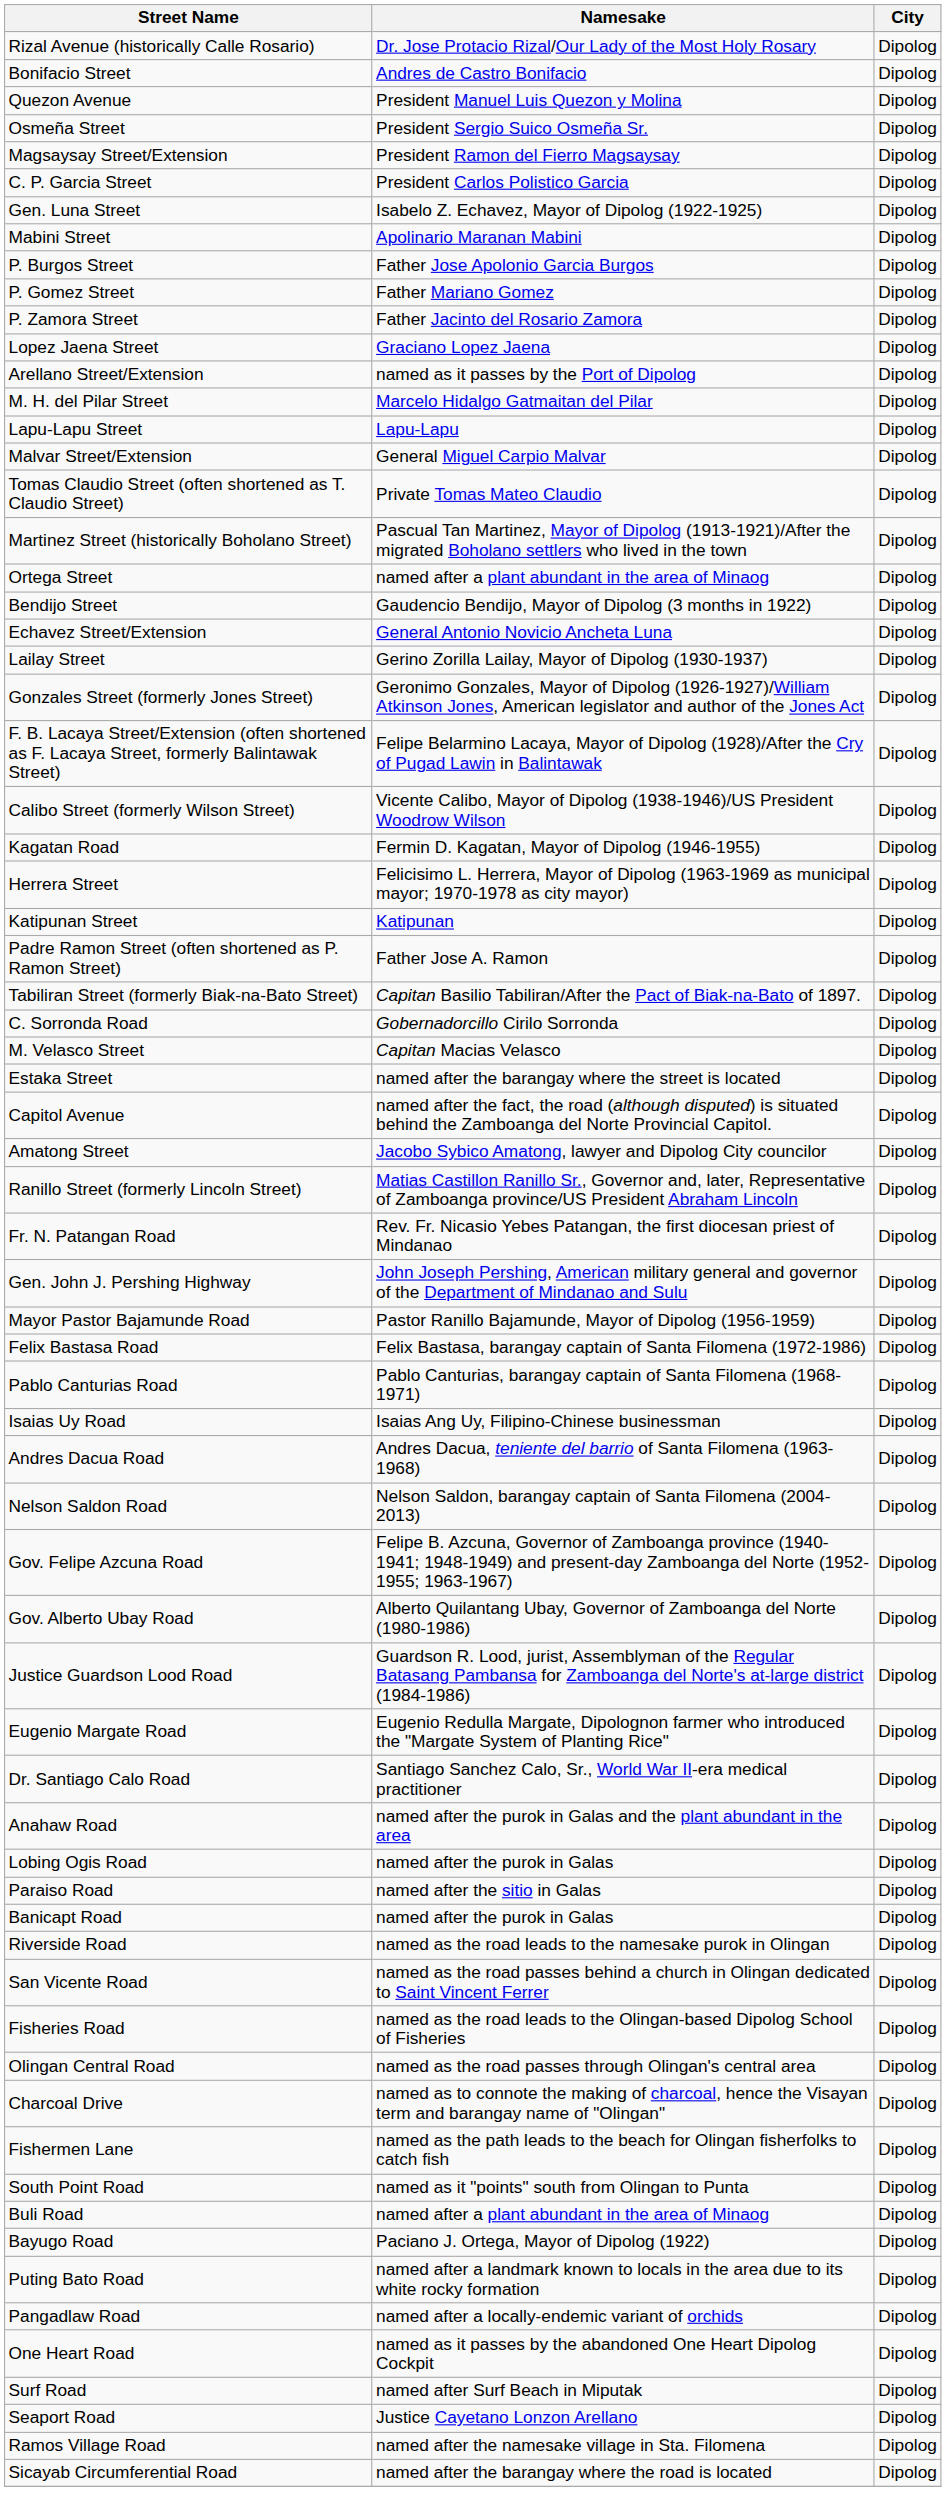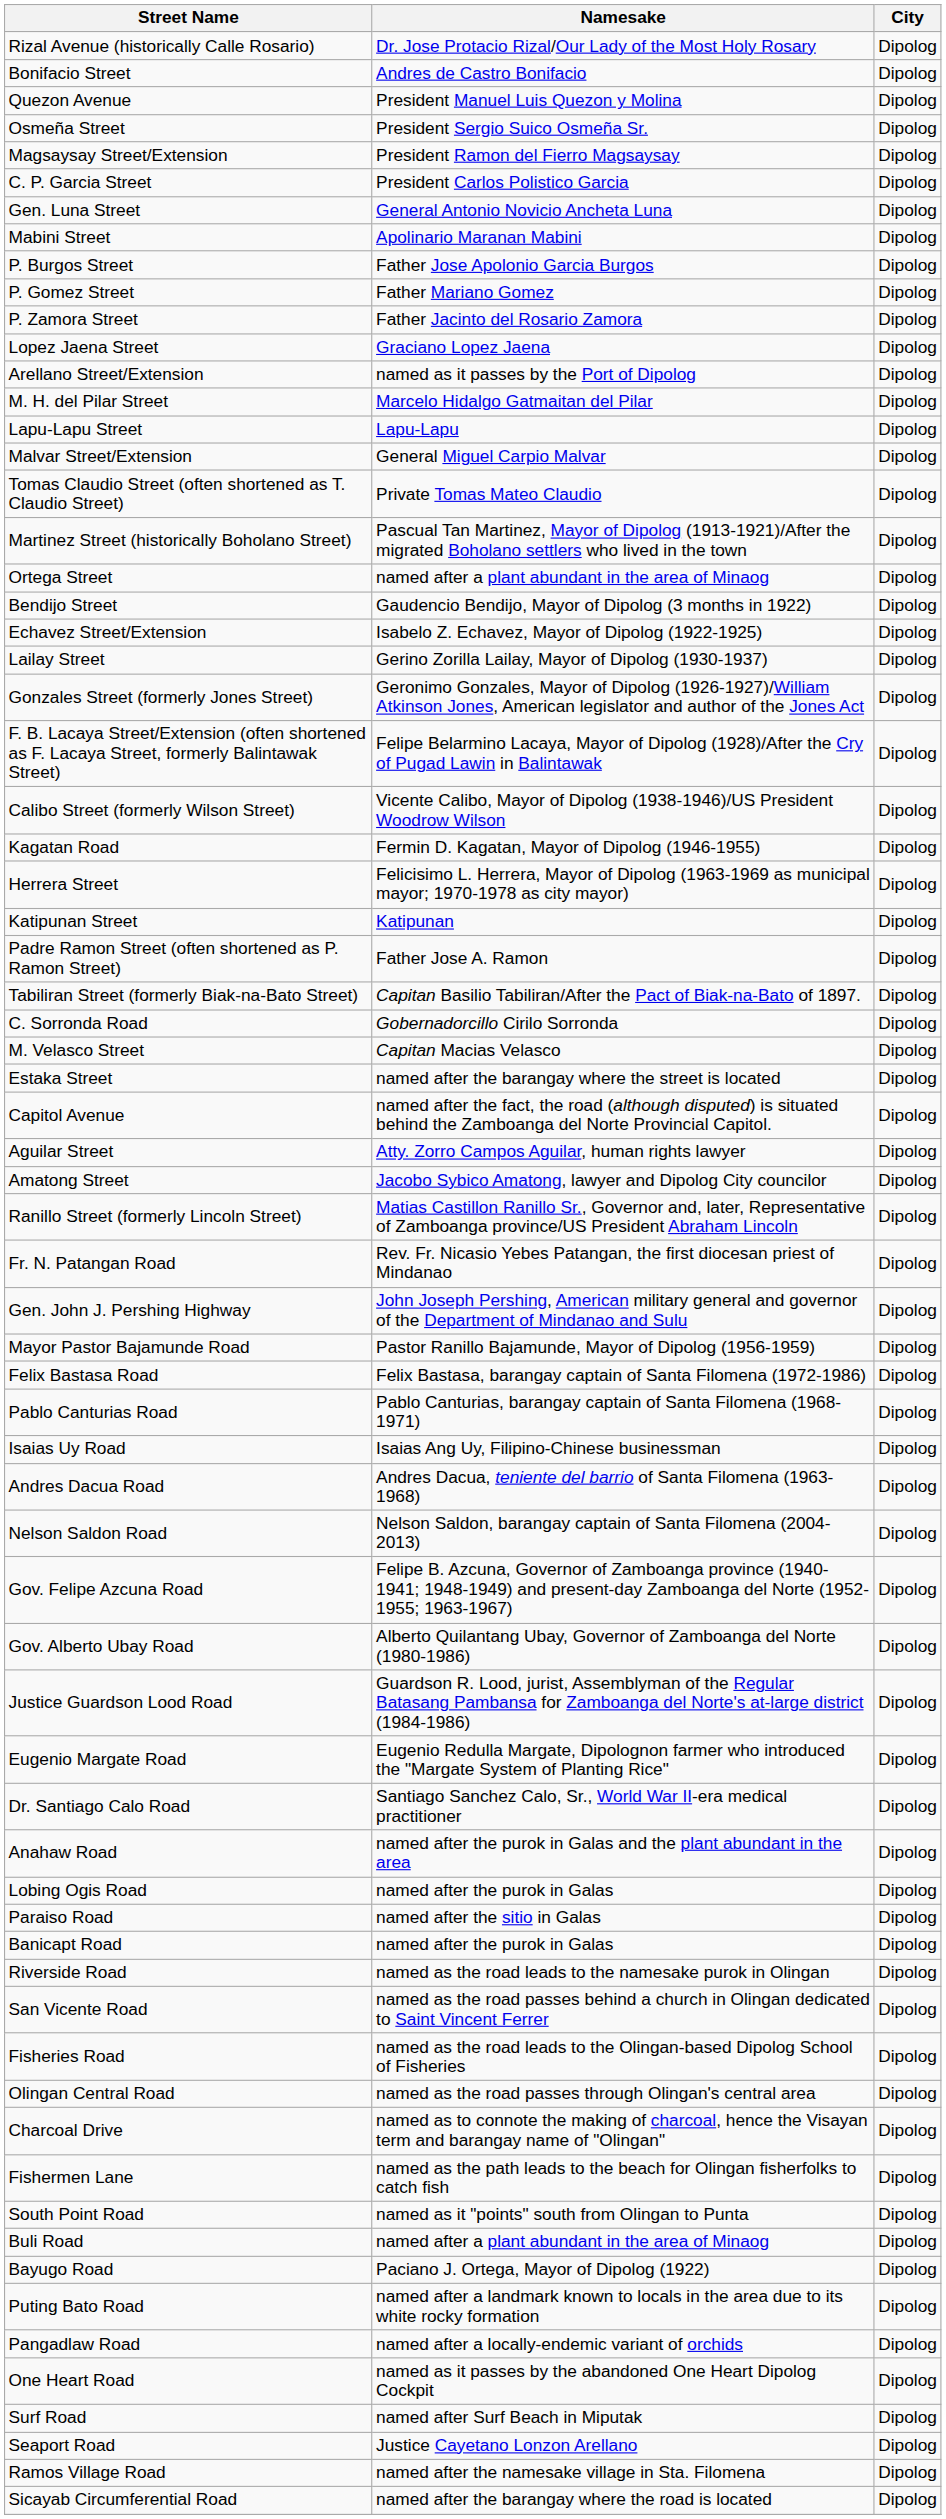(569, 210) Isabelo Z. Echavez, Mayor of Dipolog (1922-1925) -> (524, 210) General Antonio Novicio Ancheta Luna
(524, 632) General Antonio Novicio Ancheta Luna -> (569, 632) Isabelo Z. Echavez, Mayor of Dipolog (1922-1925)
+ row: (61, 1152)
